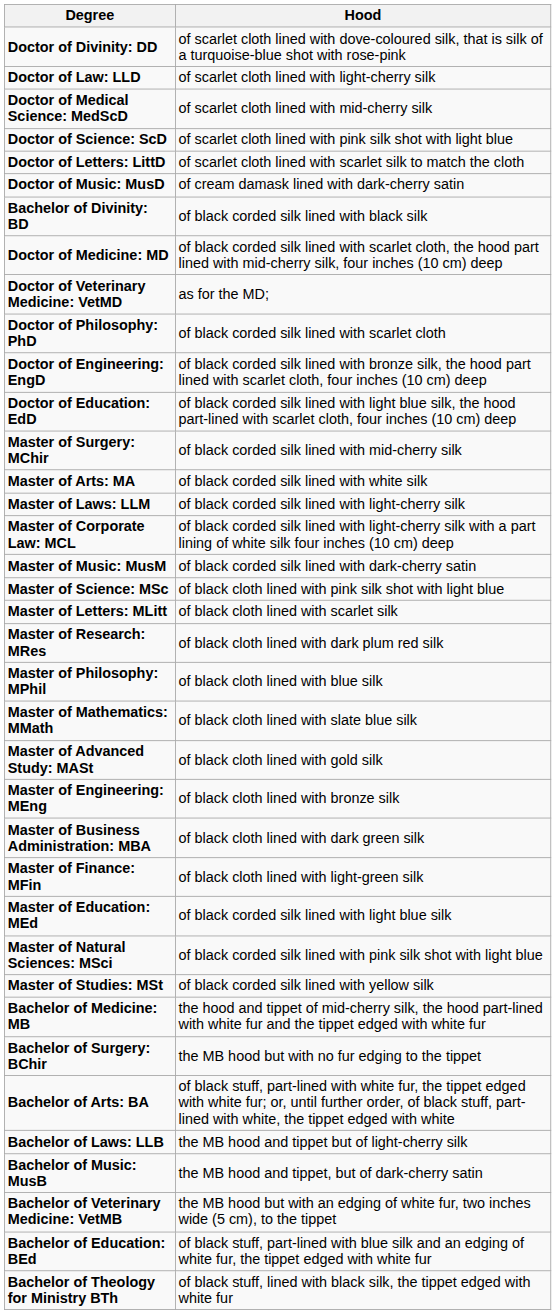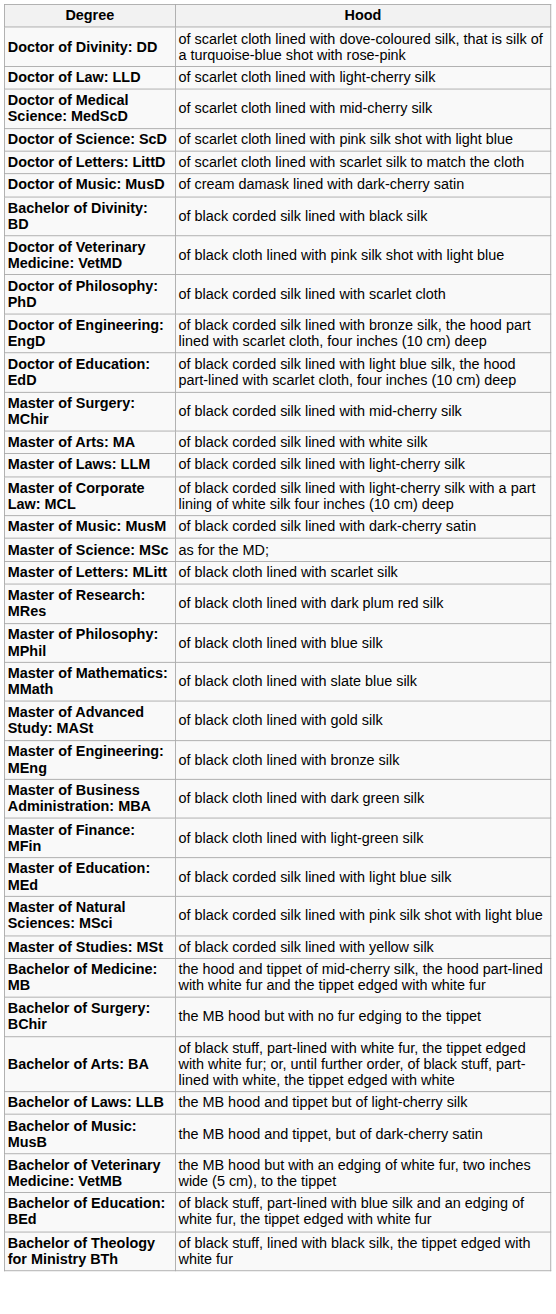- row: (88, 255)
(224, 294) as for the MD; -> (341, 255) of black cloth lined with pink silk shot with light blue
(341, 588) of black cloth lined with pink silk shot with light blue -> (224, 549) as for the MD;
